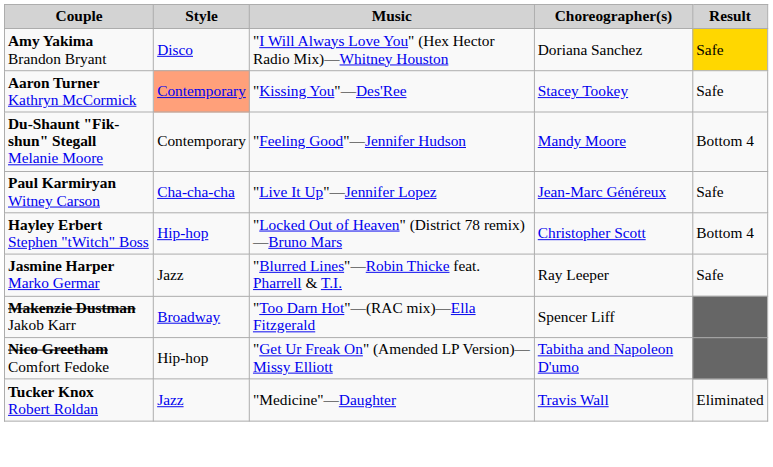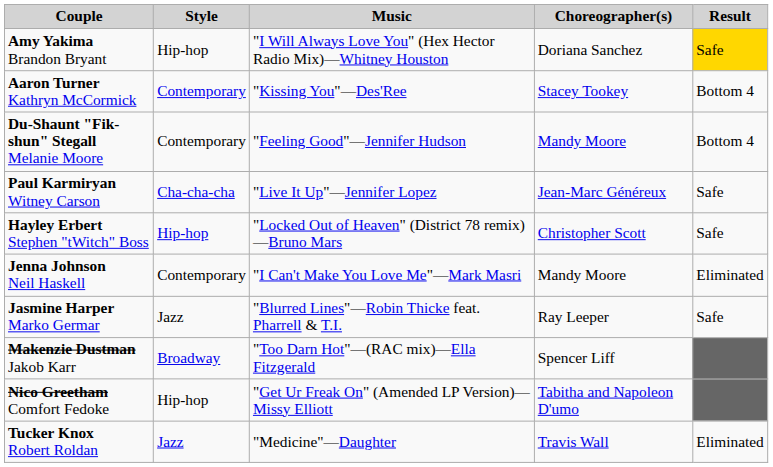(175, 49) Disco -> (183, 49) Hip-hop
(202, 91) lightsalmon background -> (202, 91) no background
(710, 91) Safe -> (725, 91) Bottom 4
(725, 233) Bottom 4 -> (710, 233) Safe
+ row: (57, 275)
